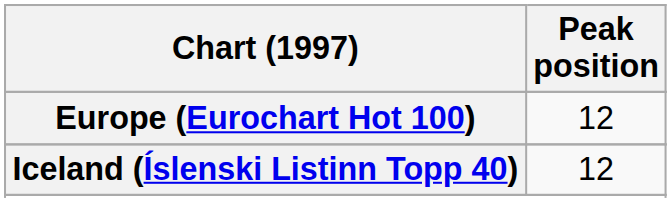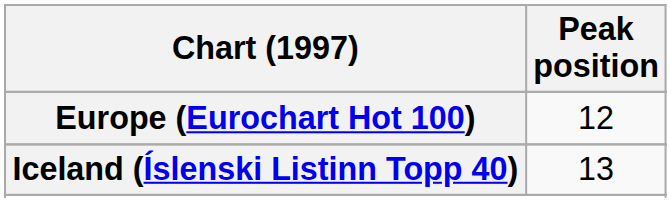(596, 169) 12 -> (596, 169) 13
